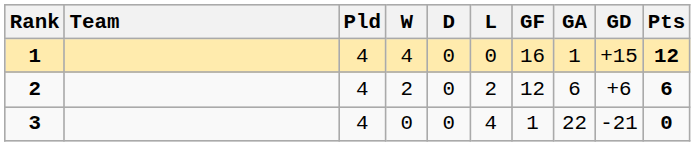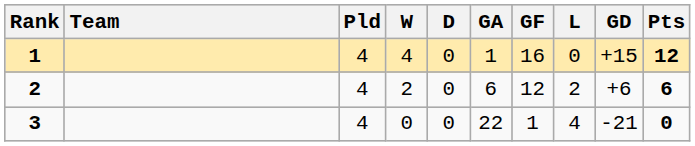columns swapped: (491, 22) <-> (574, 22)
